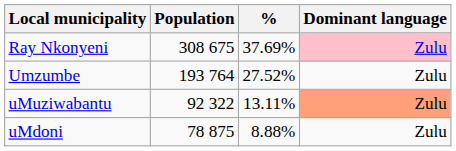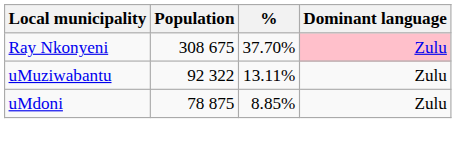(269, 47) 37.69% -> (269, 47) 37.70%
- row: (44, 75)
(431, 103) lightsalmon background -> (431, 75) no background
(273, 132) 8.88% -> (273, 103) 8.85%
